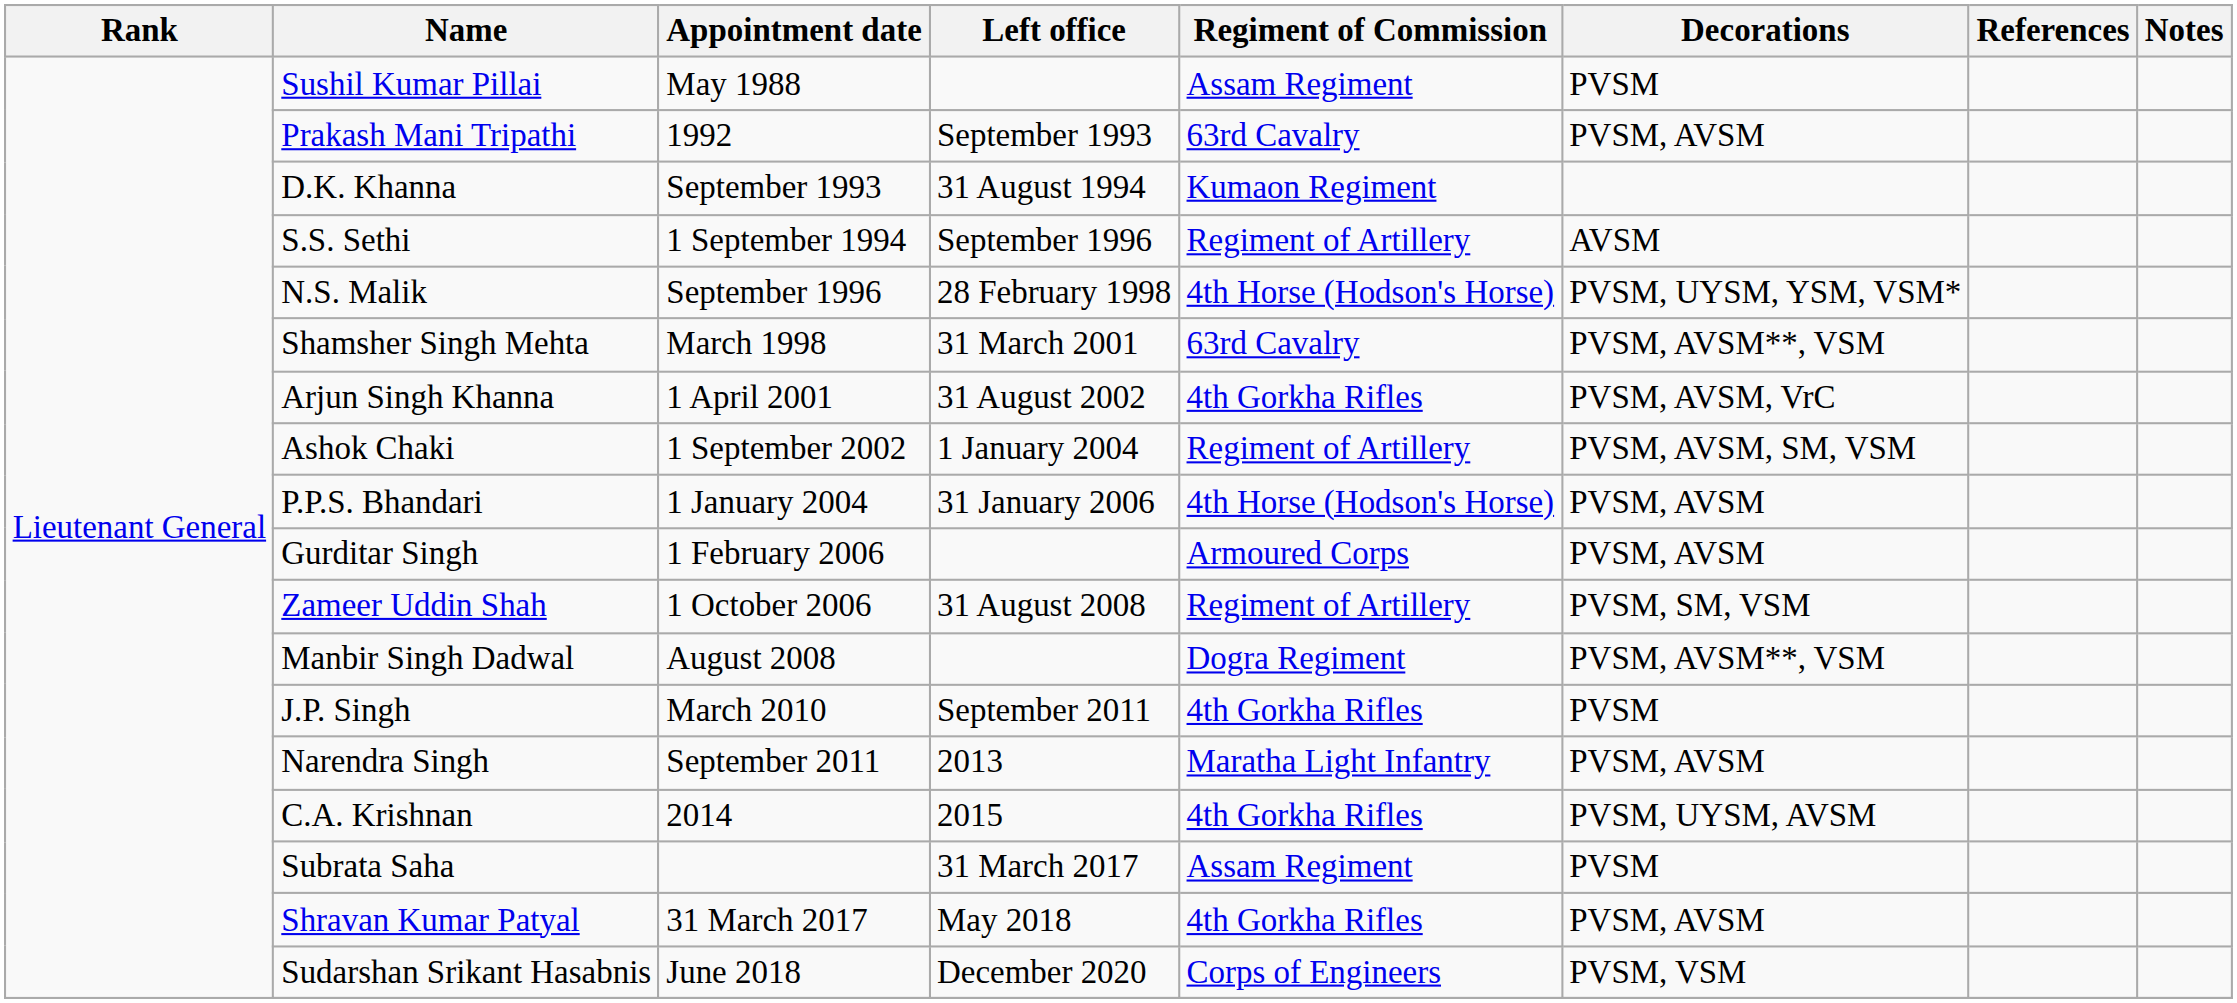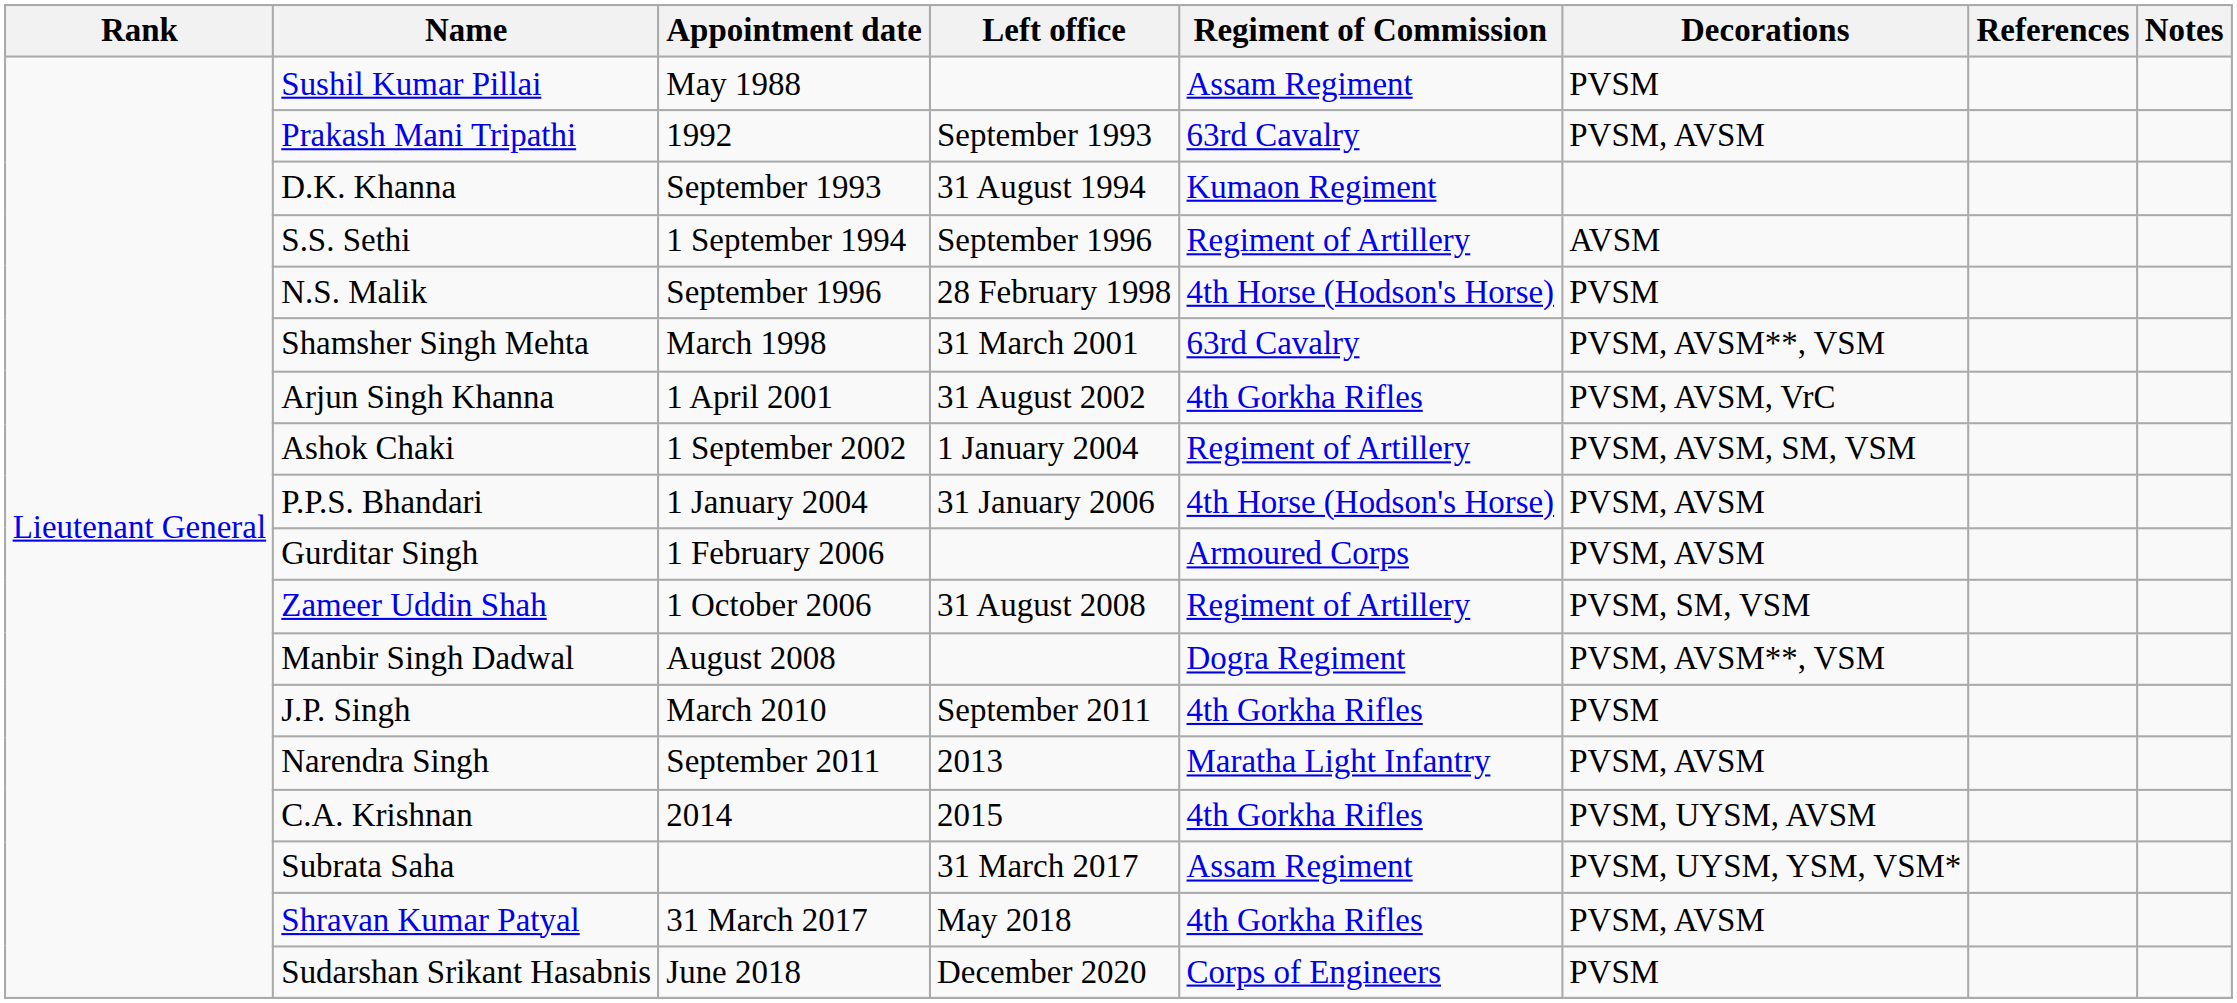(1765, 291) PVSM, UYSM, YSM, VSM* -> (1614, 291) PVSM
(1614, 866) PVSM -> (1765, 866) PVSM, UYSM, YSM, VSM*
(1658, 971) PVSM, VSM -> (1614, 971) PVSM
